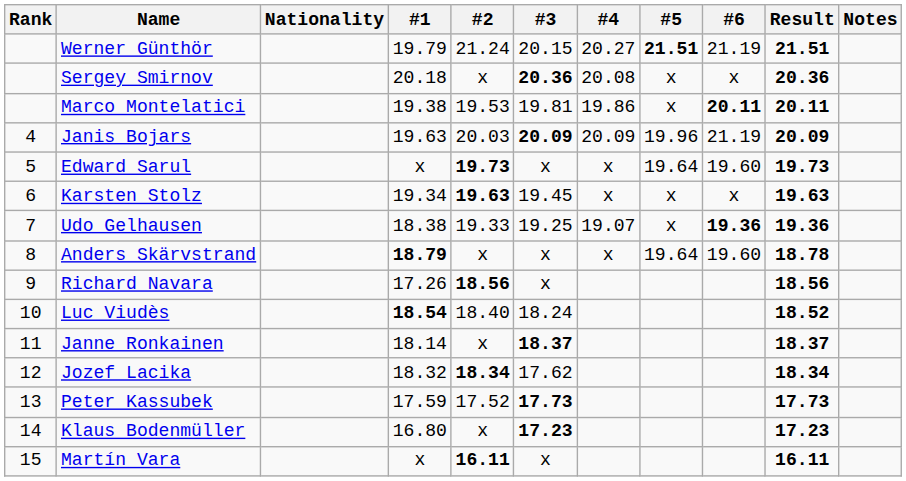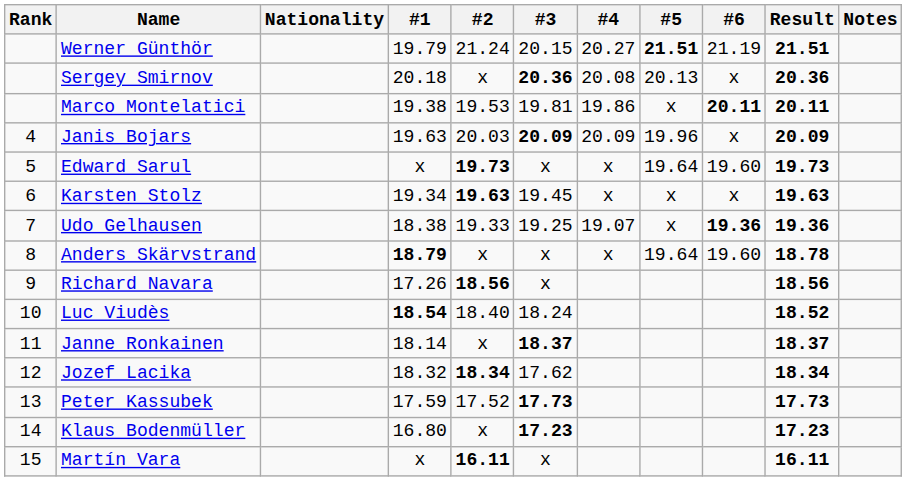(671, 78) x -> (671, 78) 20.13
(734, 137) 21.19 -> (734, 137) x
